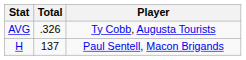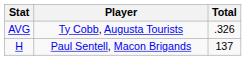columns swapped: (153, 13) <-> (50, 13)
